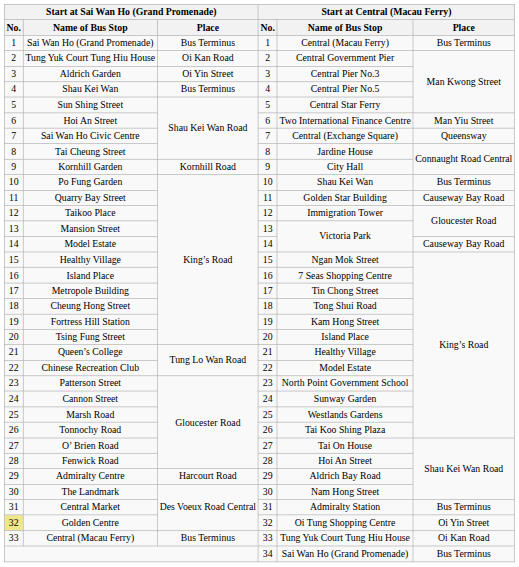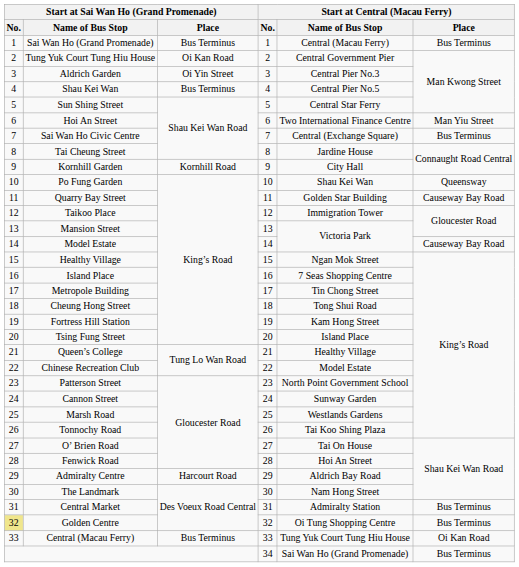(464, 136) Queensway -> (464, 136) Bus Terminus
(464, 182) Bus Terminus -> (464, 182) Queensway
(464, 523) Oi Yin Street -> (464, 523) Bus Terminus
